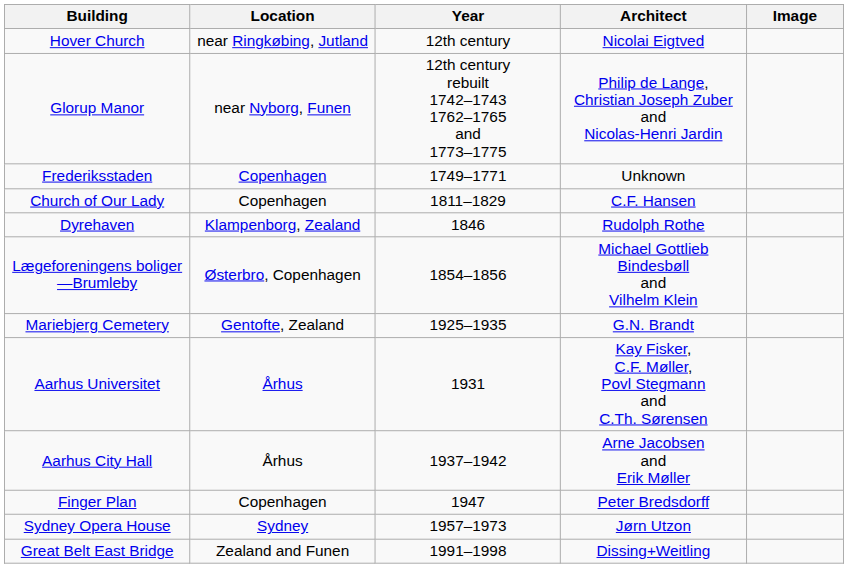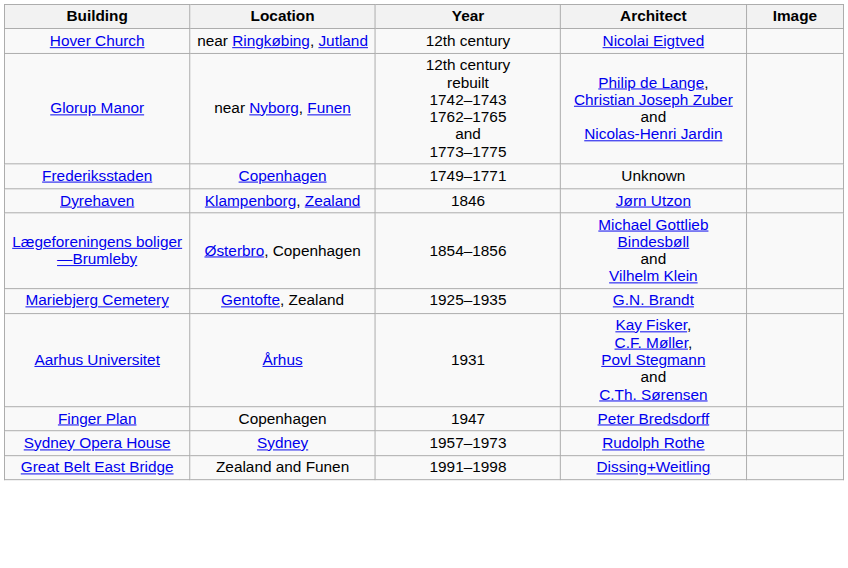- row: (97, 200)
(653, 224) Rudolph Rothe -> (653, 200) Jørn Utzon
- row: (97, 460)
(653, 526) Jørn Utzon -> (653, 443) Rudolph Rothe
